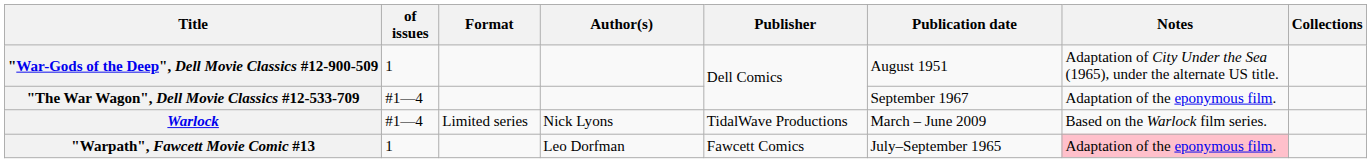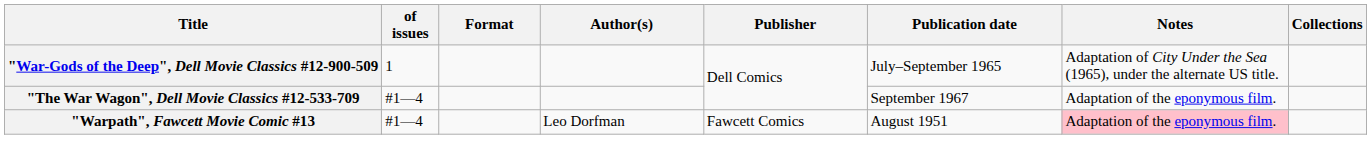(909, 65) August 1951 -> (936, 65) July–September 1965
- row: (193, 121)
(389, 145) 1 -> (404, 121) #1—4
(936, 145) July–September 1965 -> (909, 121) August 1951
